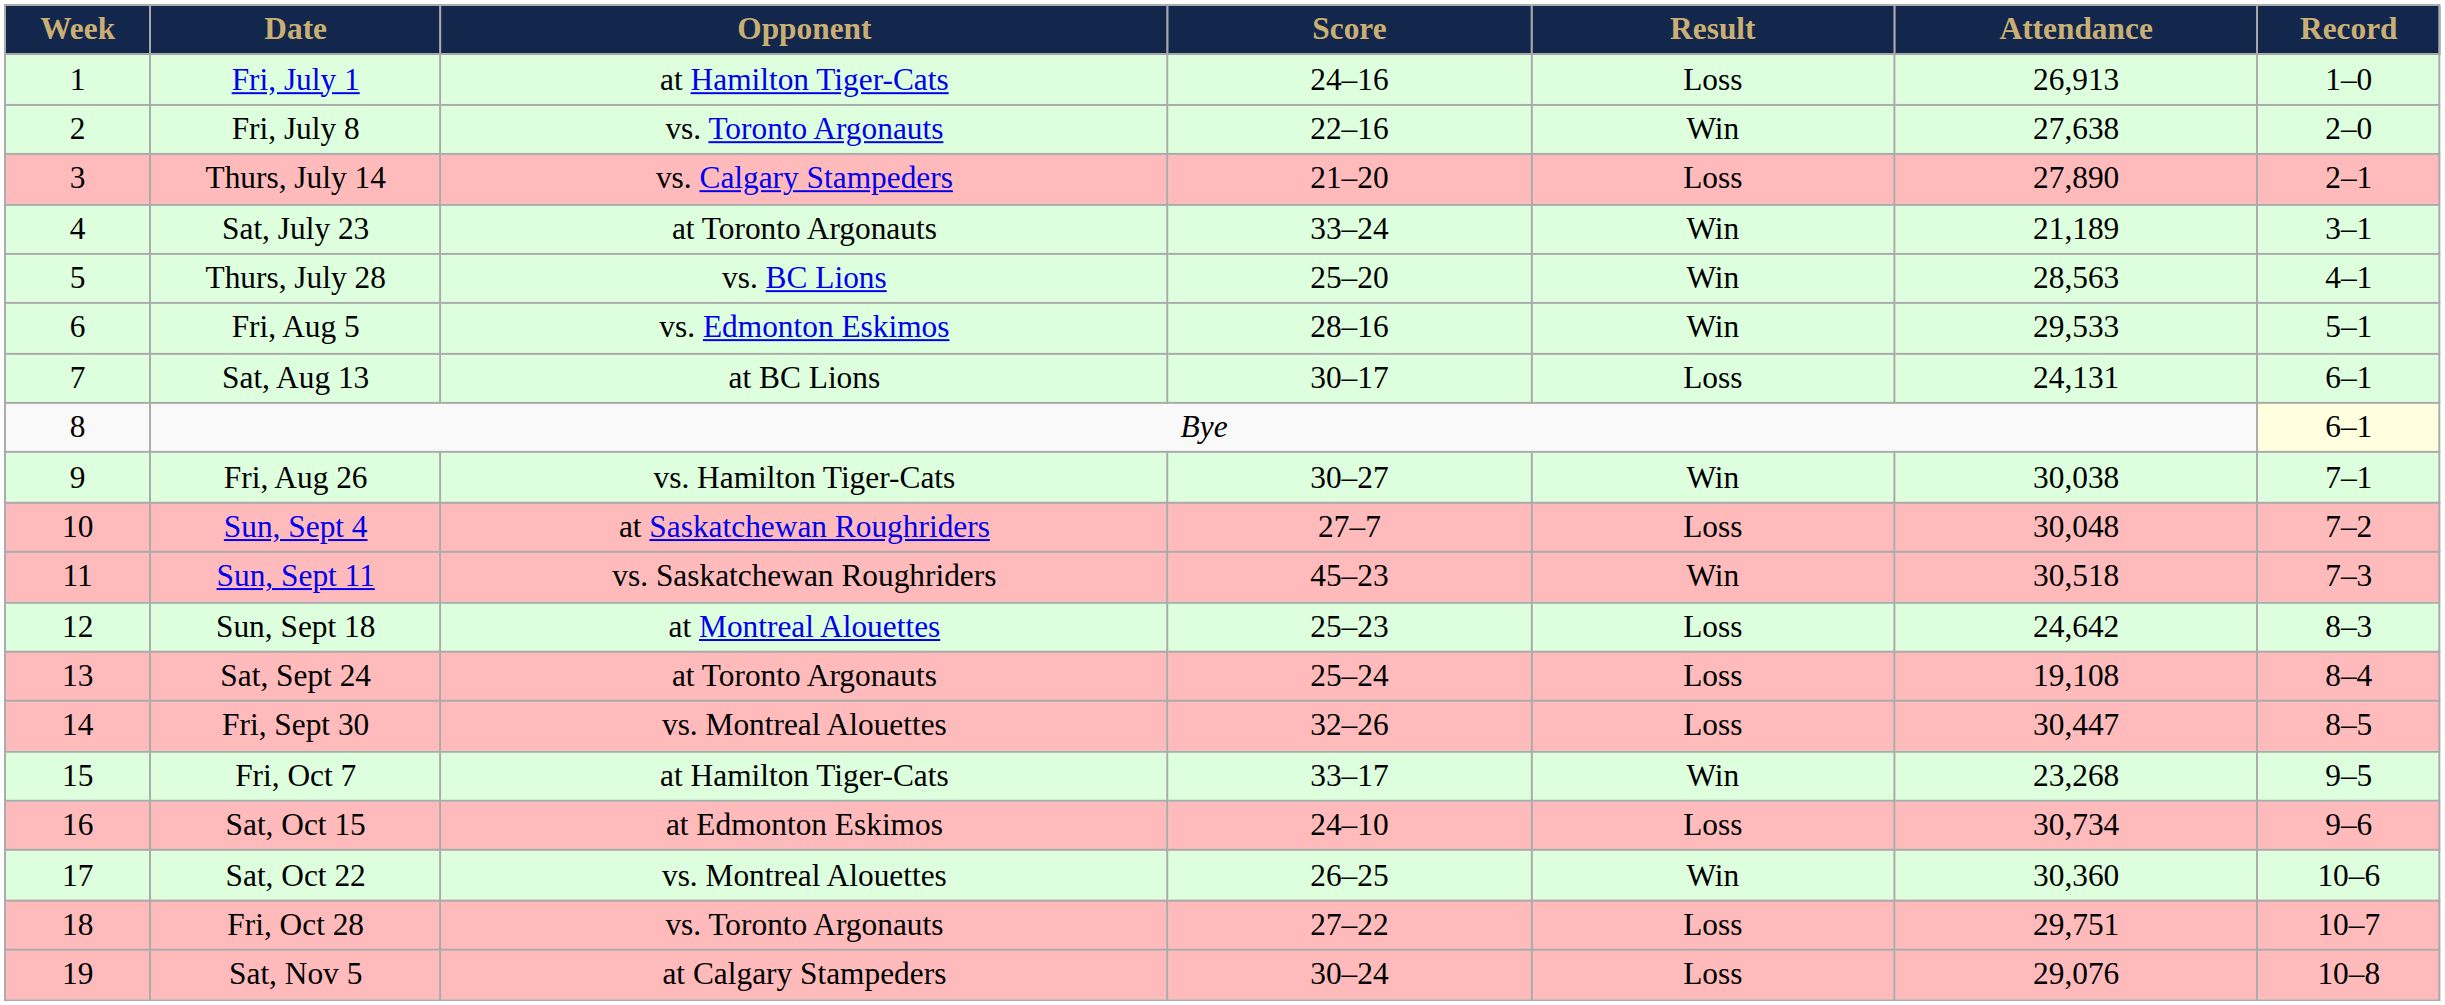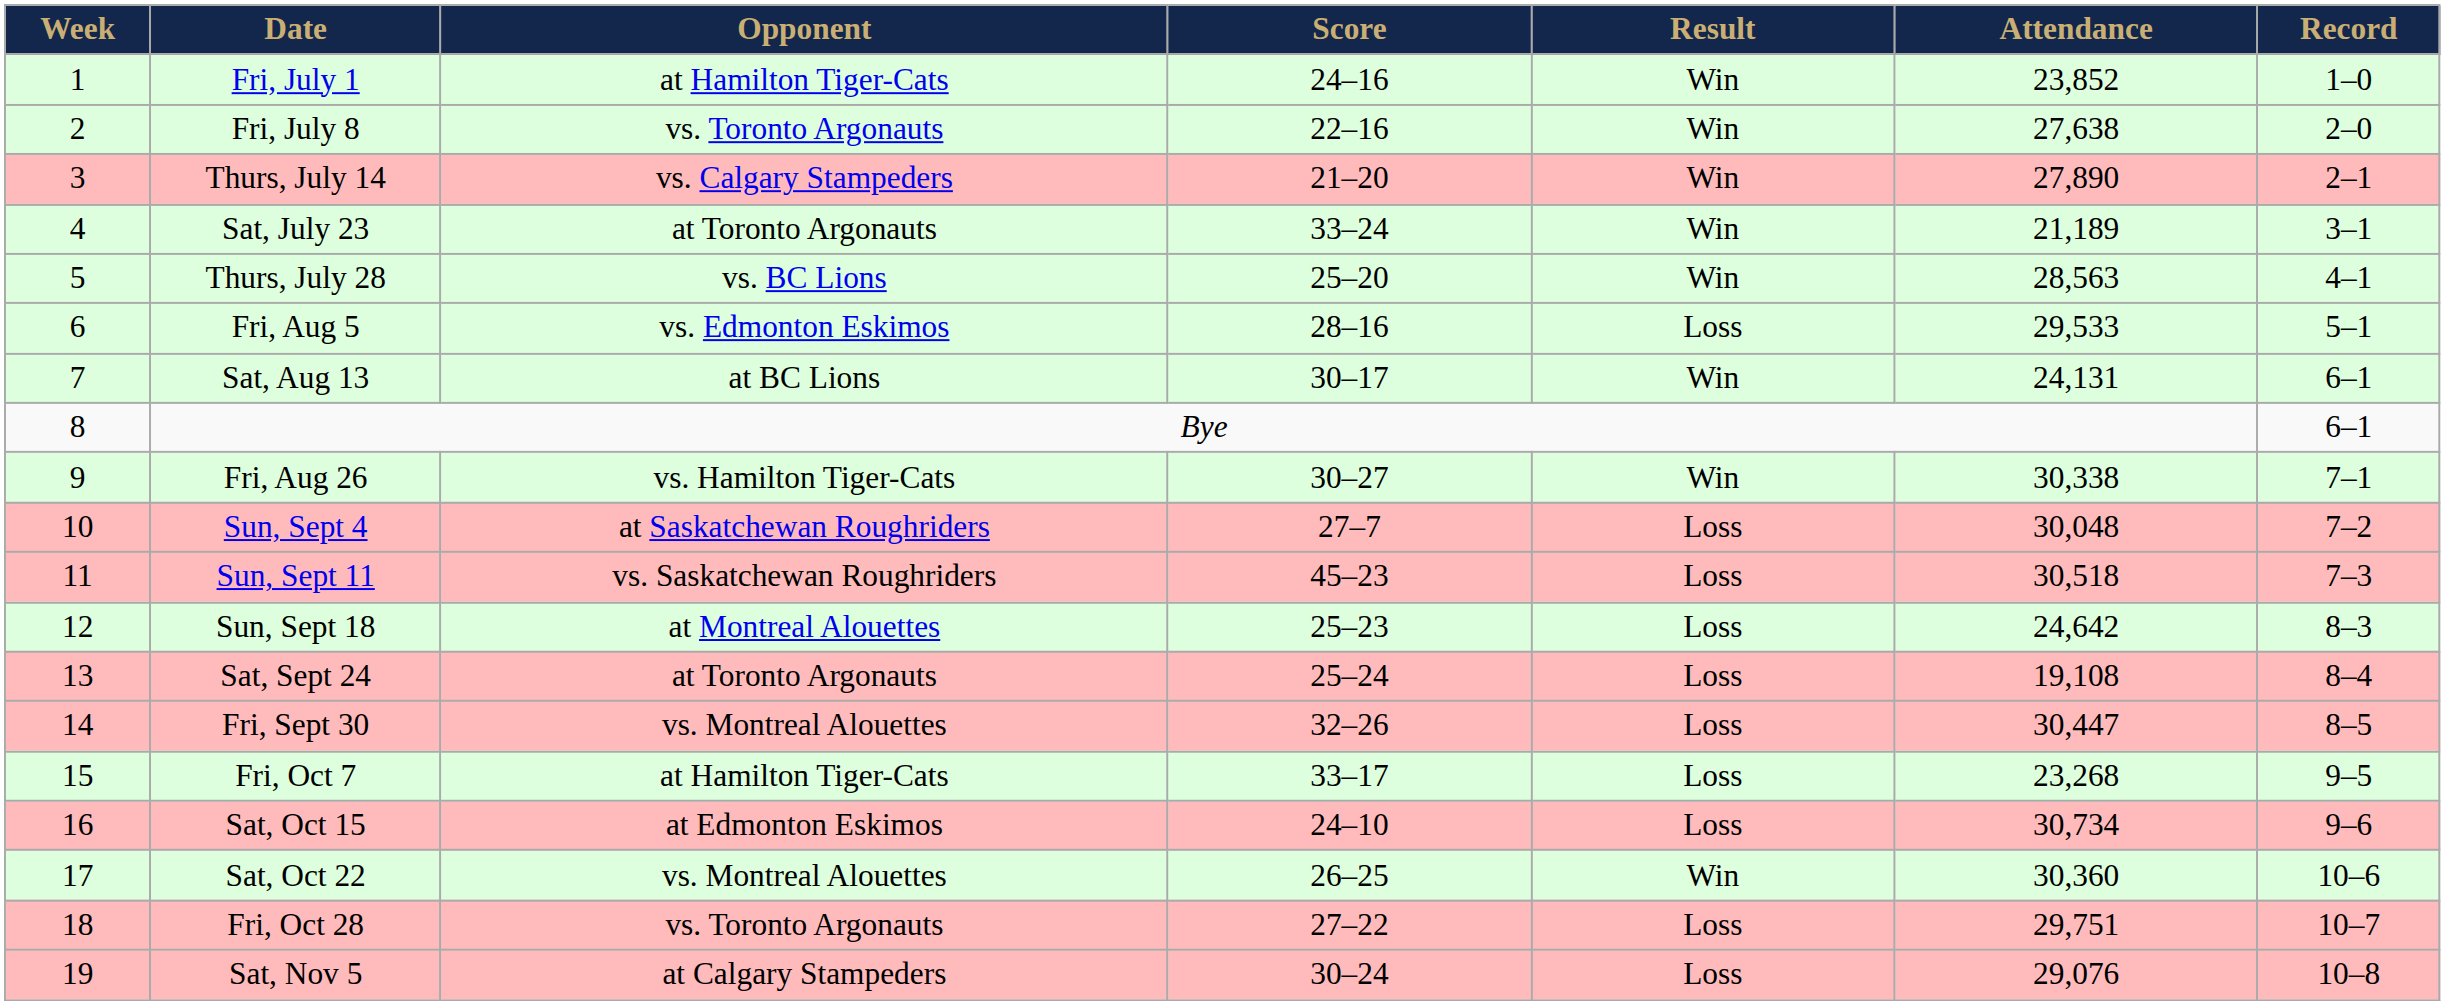(1713, 79) Loss -> (1713, 79) Win
(2076, 79) 26,913 -> (2076, 79) 23,852
(1713, 178) Loss -> (1713, 178) Win
(1713, 327) Win -> (1713, 327) Loss
(1713, 377) Loss -> (1713, 377) Win
(2349, 427) lightyellow background -> (2349, 427) no background
(2076, 476) 30,038 -> (2076, 476) 30,338
(1713, 576) Win -> (1713, 576) Loss
(1713, 775) Win -> (1713, 775) Loss
